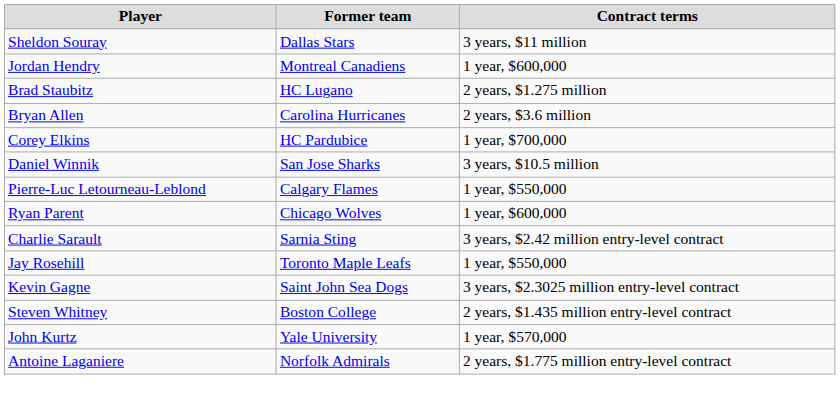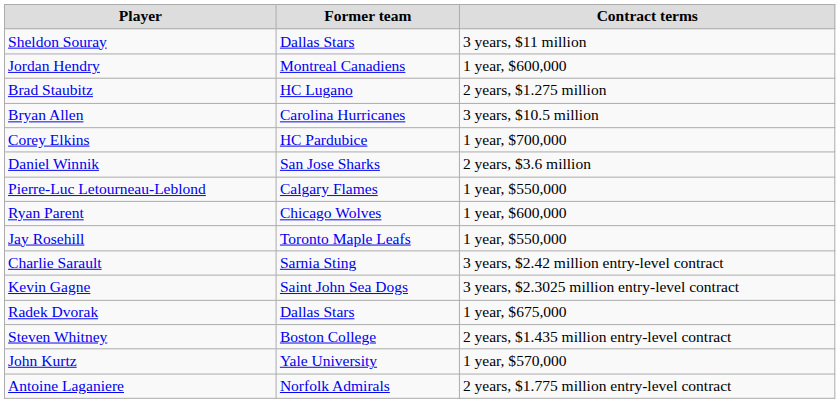(527, 115) 2 years, $3.6 million -> (531, 115) 3 years, $10.5 million
(531, 164) 3 years, $10.5 million -> (527, 164) 2 years, $3.6 million
rows swapped: (46, 262) <-> (55, 238)
+ row: (53, 312)
